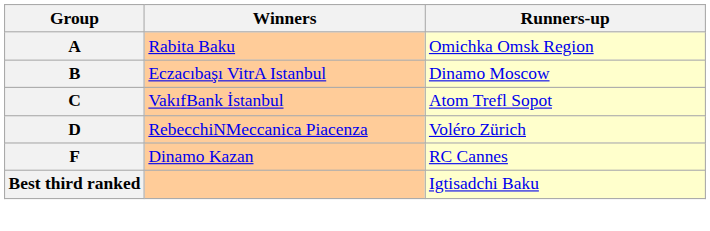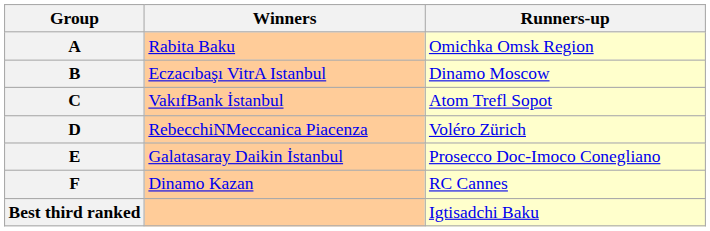+ row: (74, 156)
